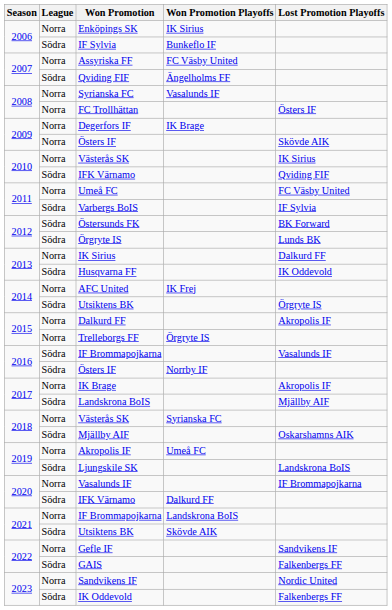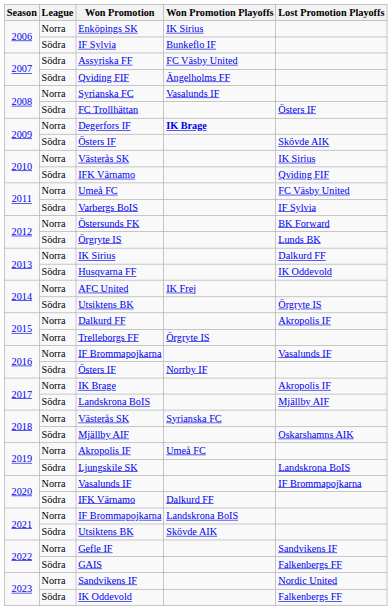(54, 61) Norra -> (54, 61) Södra
(54, 110) Norra -> (54, 110) Södra
(185, 126) normal -> (187, 126) bold
(54, 142) Norra -> (54, 142) Södra
(54, 223) Södra -> (54, 223) Norra
(54, 353) Södra -> (54, 353) Norra
